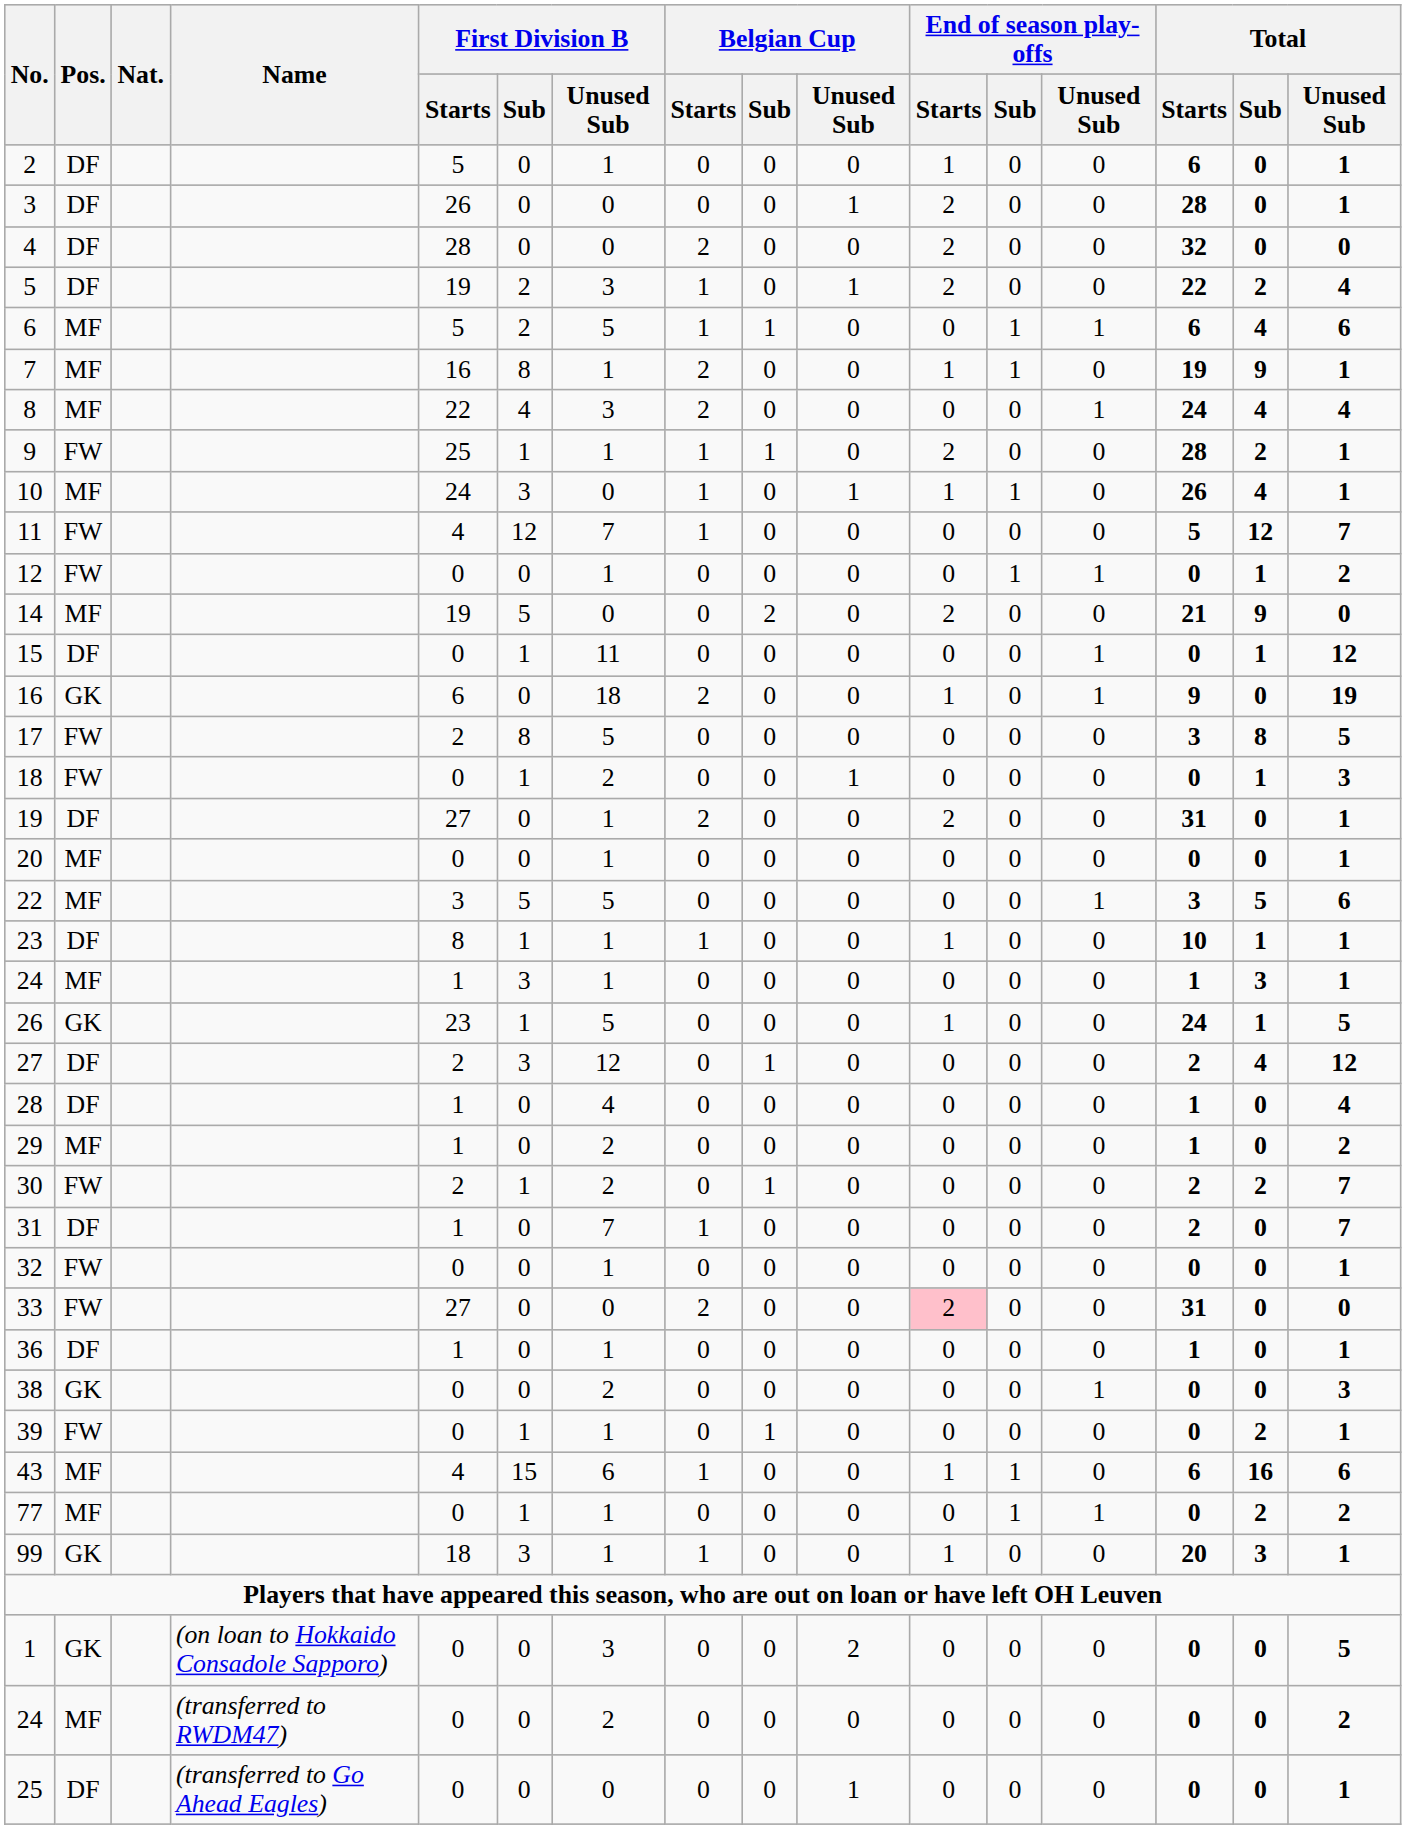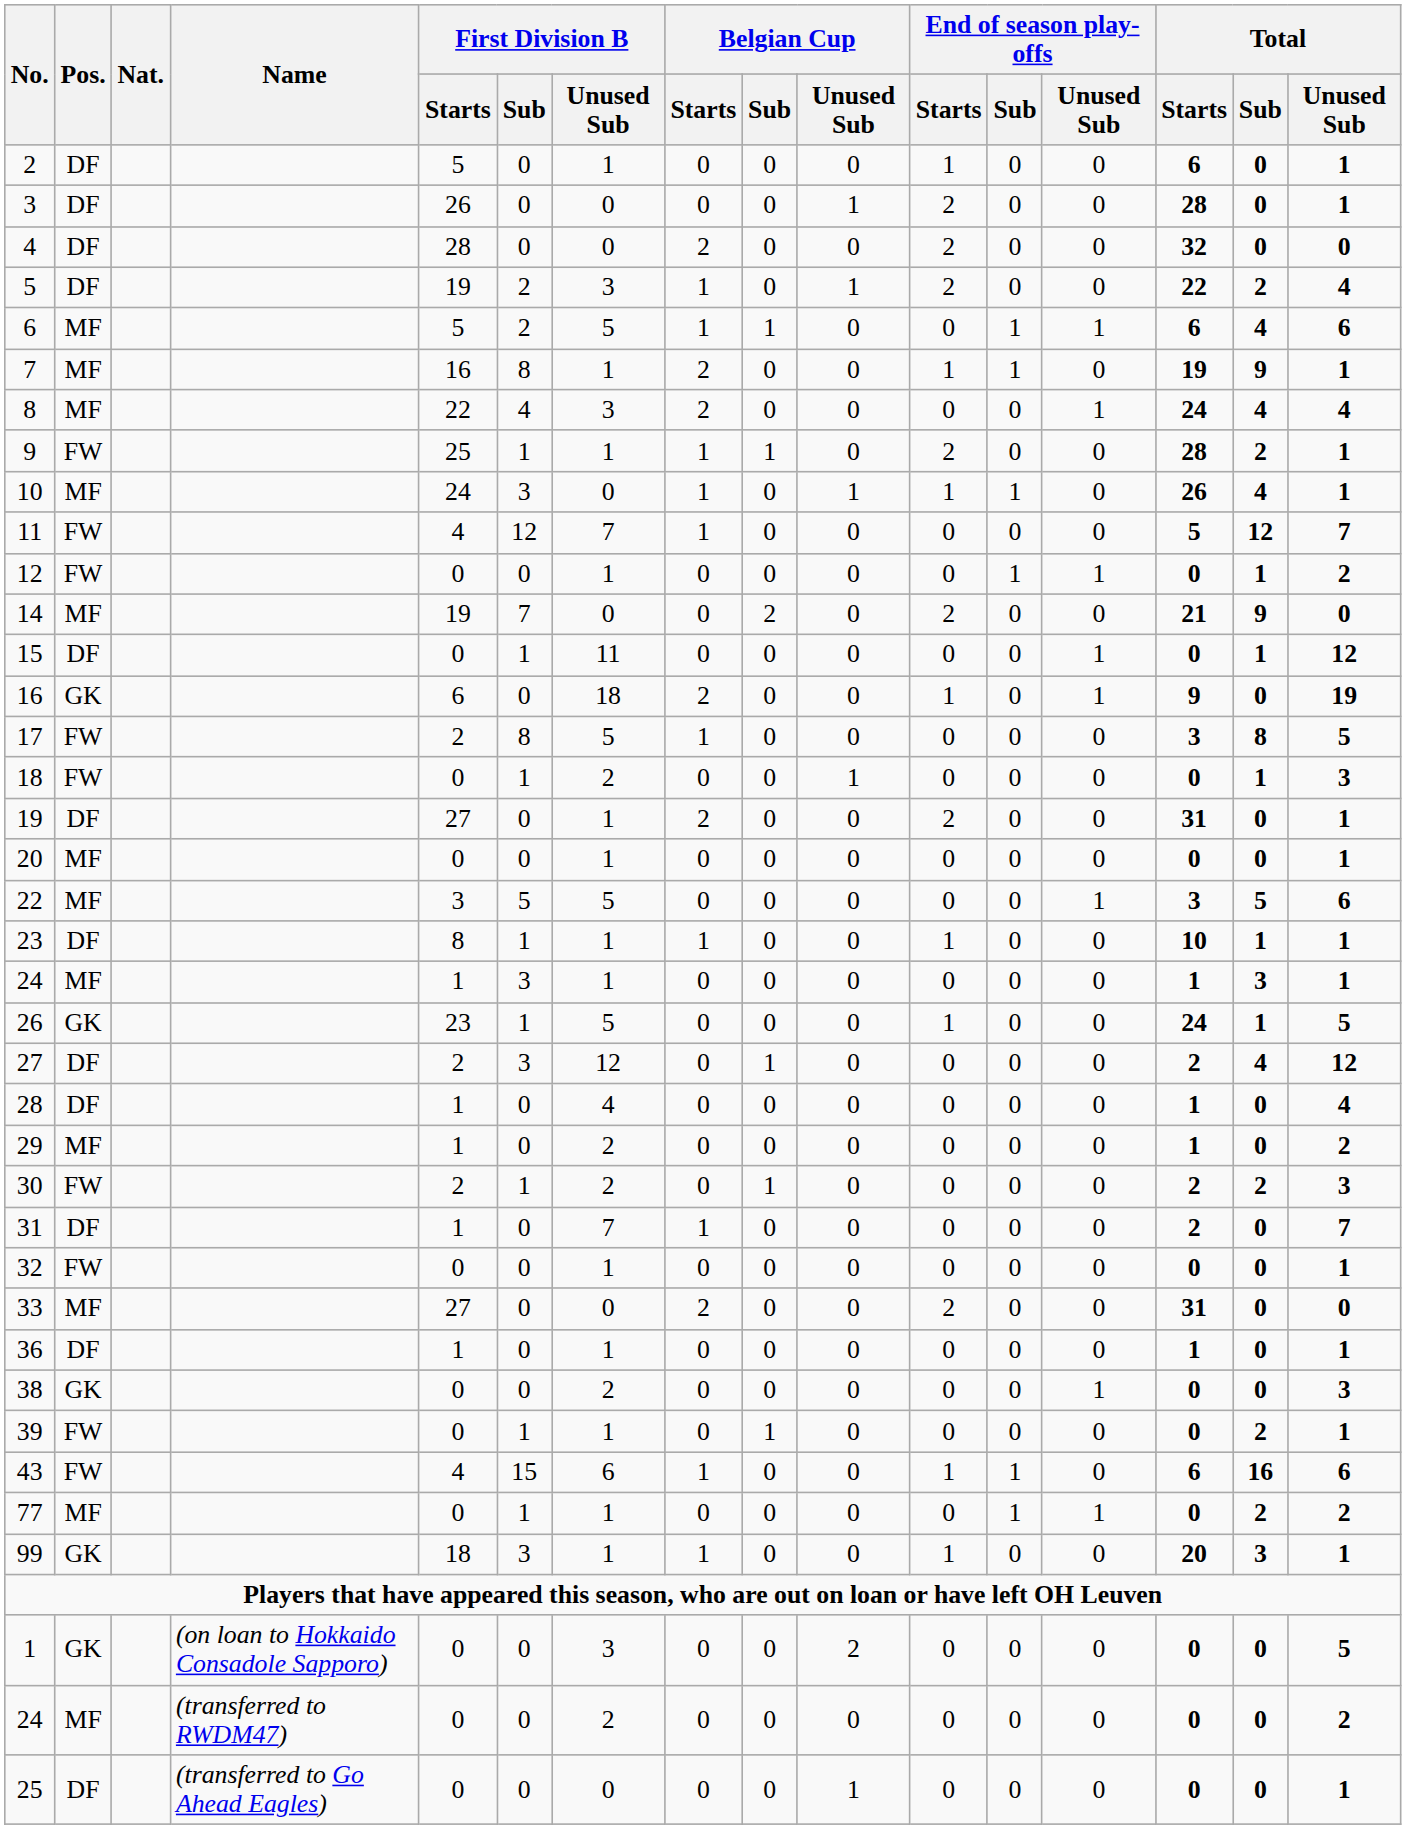(524, 613) 5 -> (524, 613) 7
(703, 736) 0 -> (703, 736) 1
(1344, 1185) 7 -> (1344, 1185) 3
(83, 1308) FW -> (83, 1308) MF
(949, 1308) pink background -> (949, 1308) no background
(83, 1471) MF -> (83, 1471) FW
